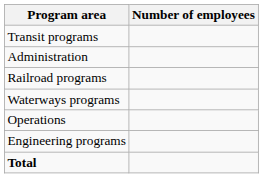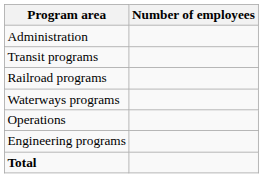rows swapped: (48, 57) <-> (53, 36)
